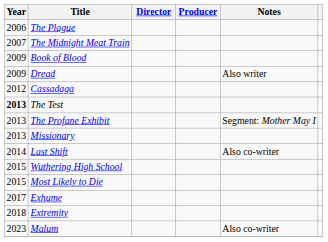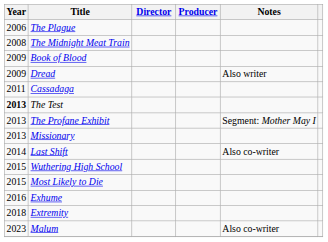(16, 43) 2007 -> (16, 43) 2008
(16, 89) 2012 -> (16, 89) 2011
(16, 197) 2017 -> (16, 197) 2016
